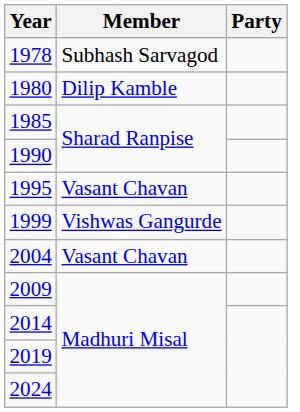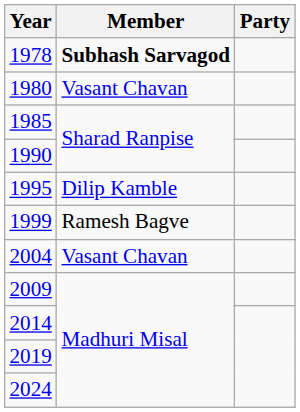(140, 54) normal -> (146, 54) bold
(119, 88) Dilip Kamble -> (125, 88) Vasant Chavan
(125, 188) Vasant Chavan -> (119, 188) Dilip Kamble
(142, 222) Vishwas Gangurde -> (125, 222) Ramesh Bagve
